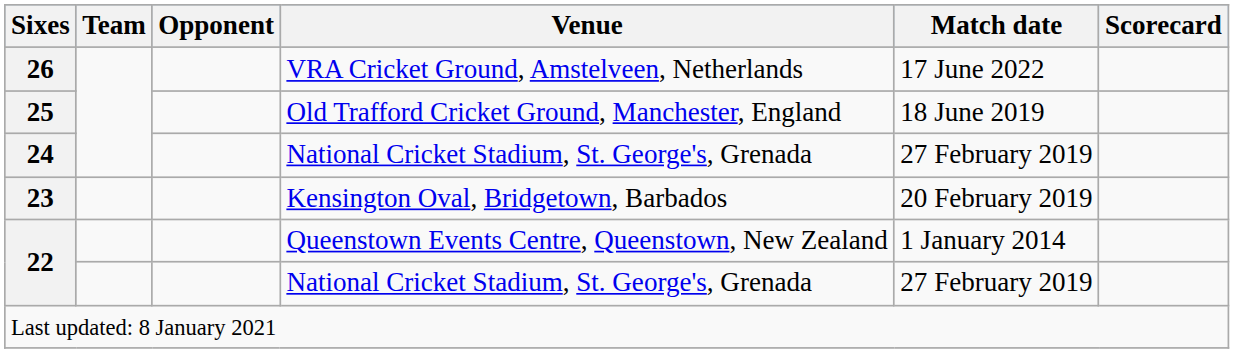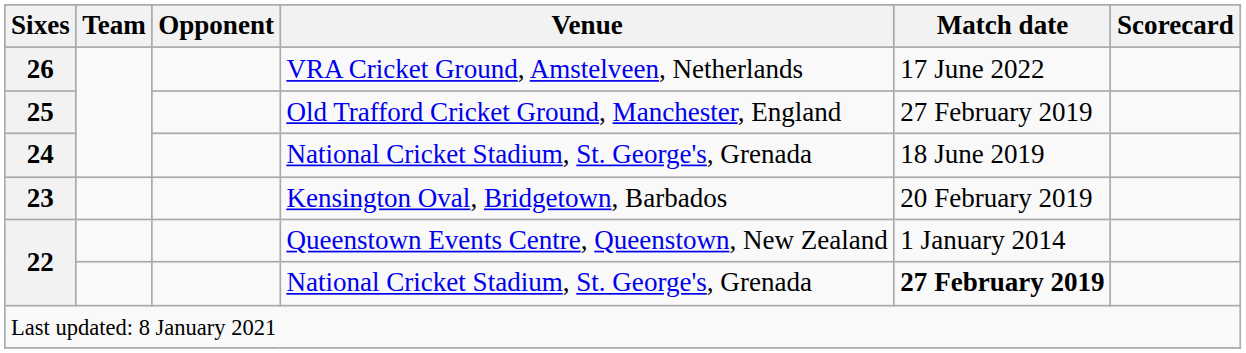(972, 111) 18 June 2019 -> (996, 111) 27 February 2019
(996, 154) 27 February 2019 -> (972, 154) 18 June 2019
(996, 283) normal -> (1002, 283) bold
